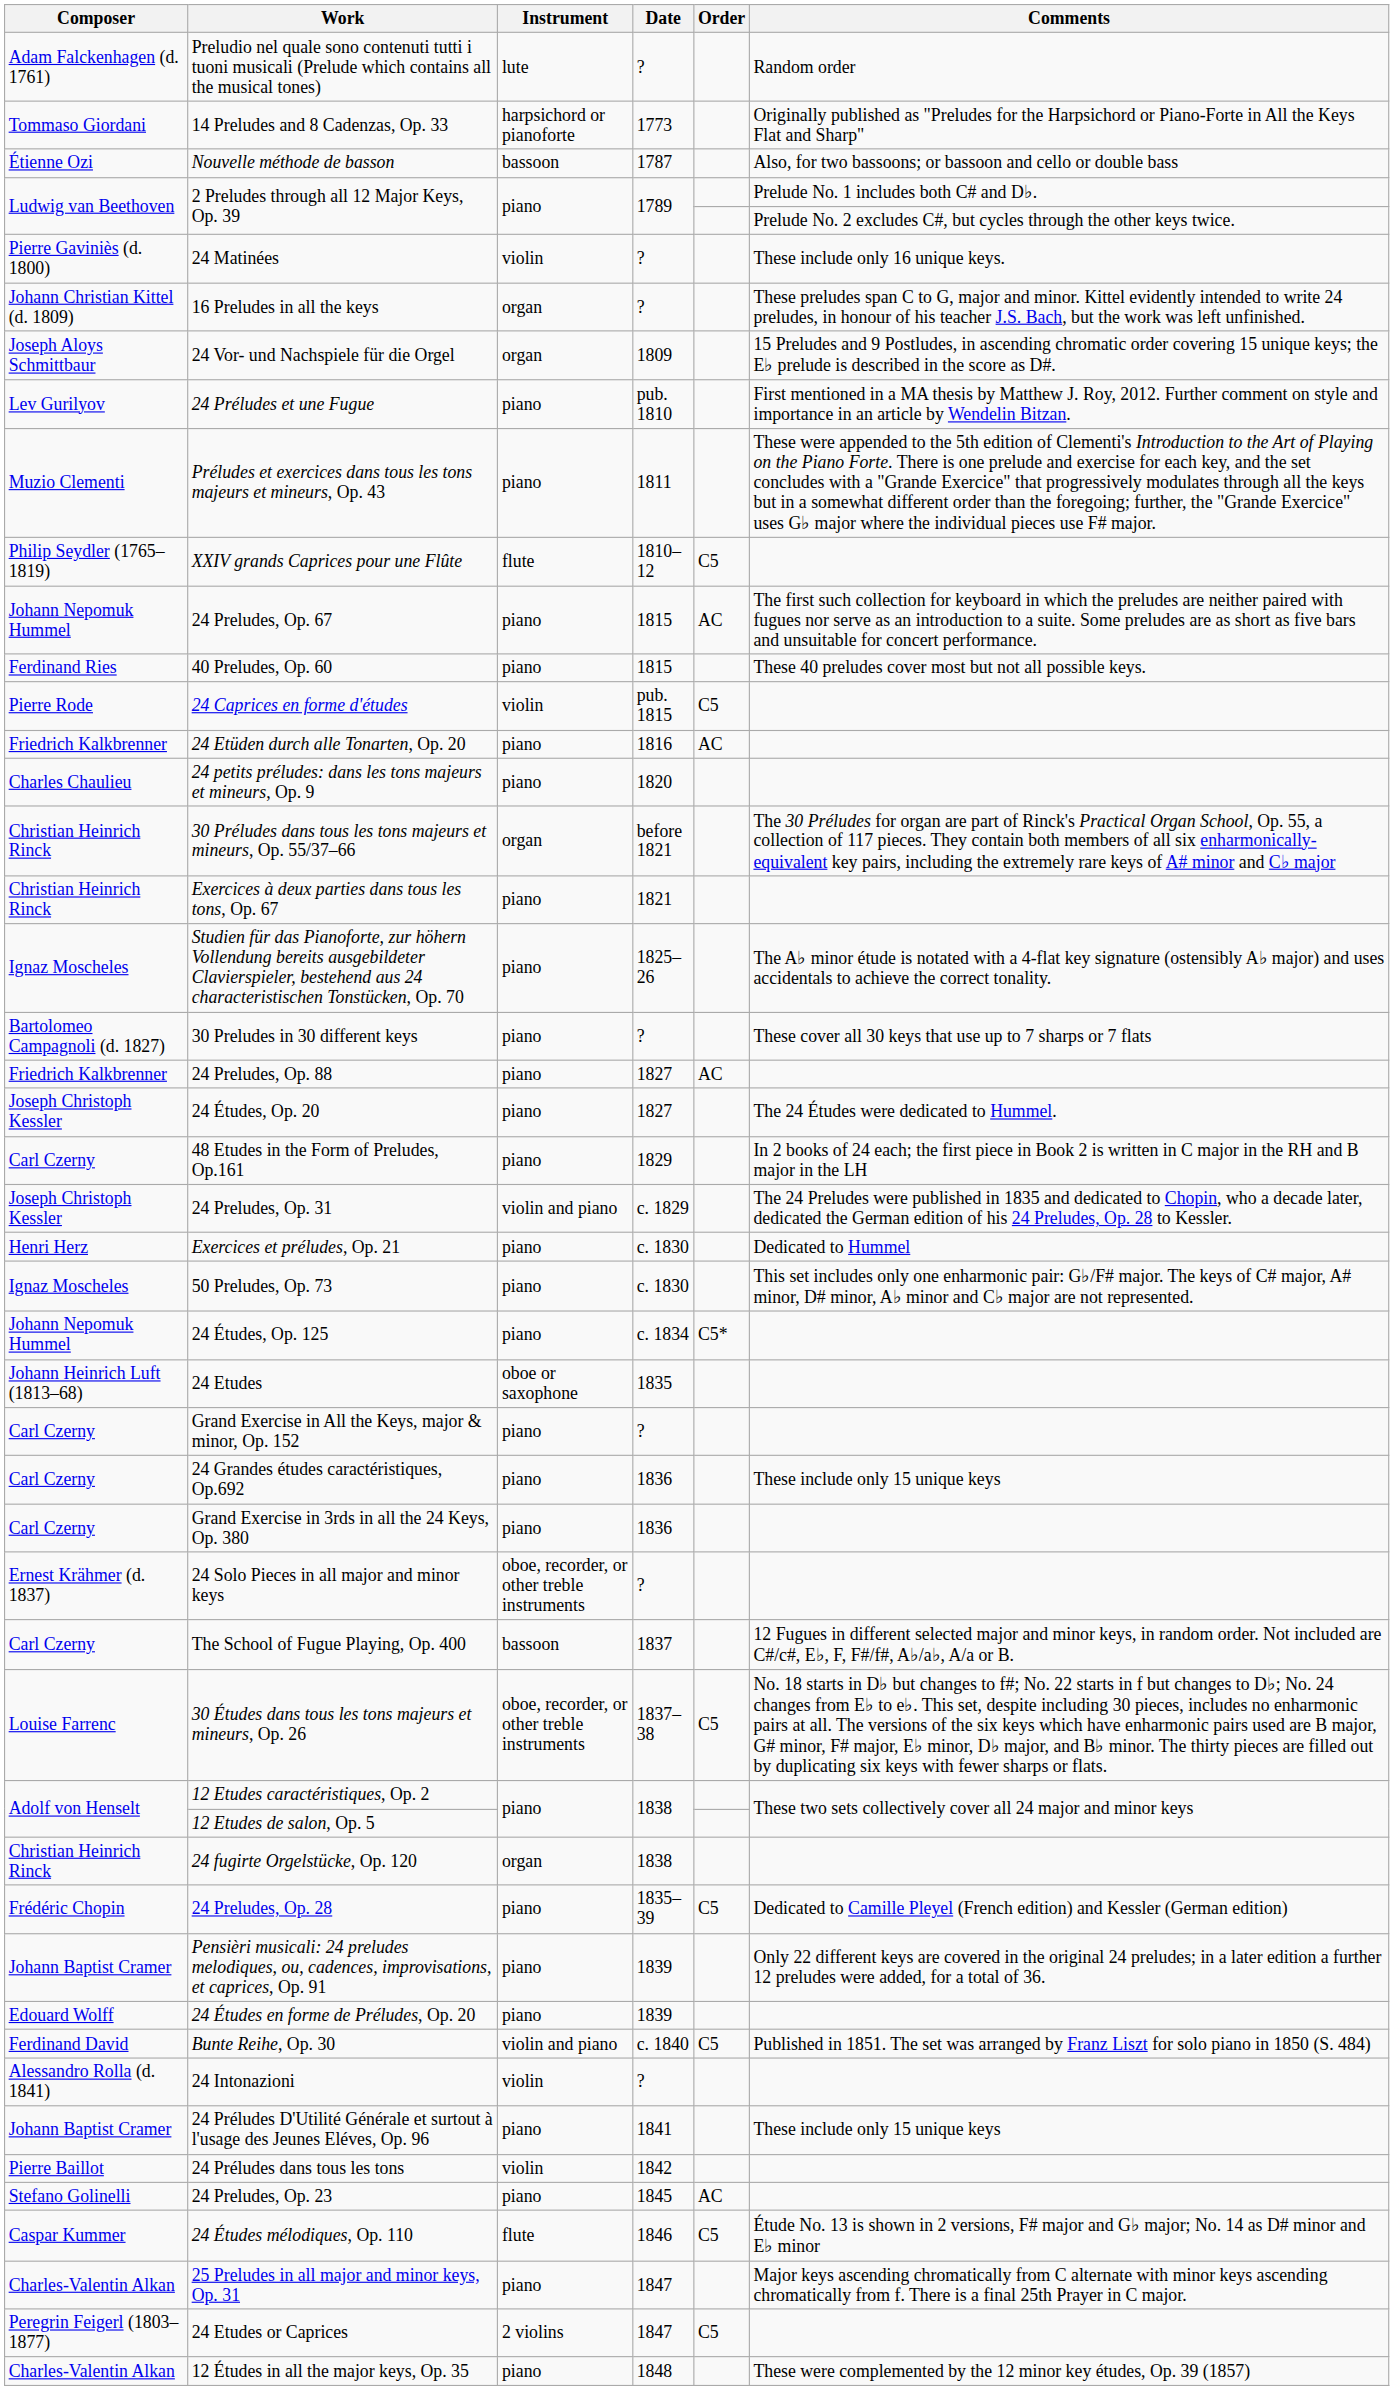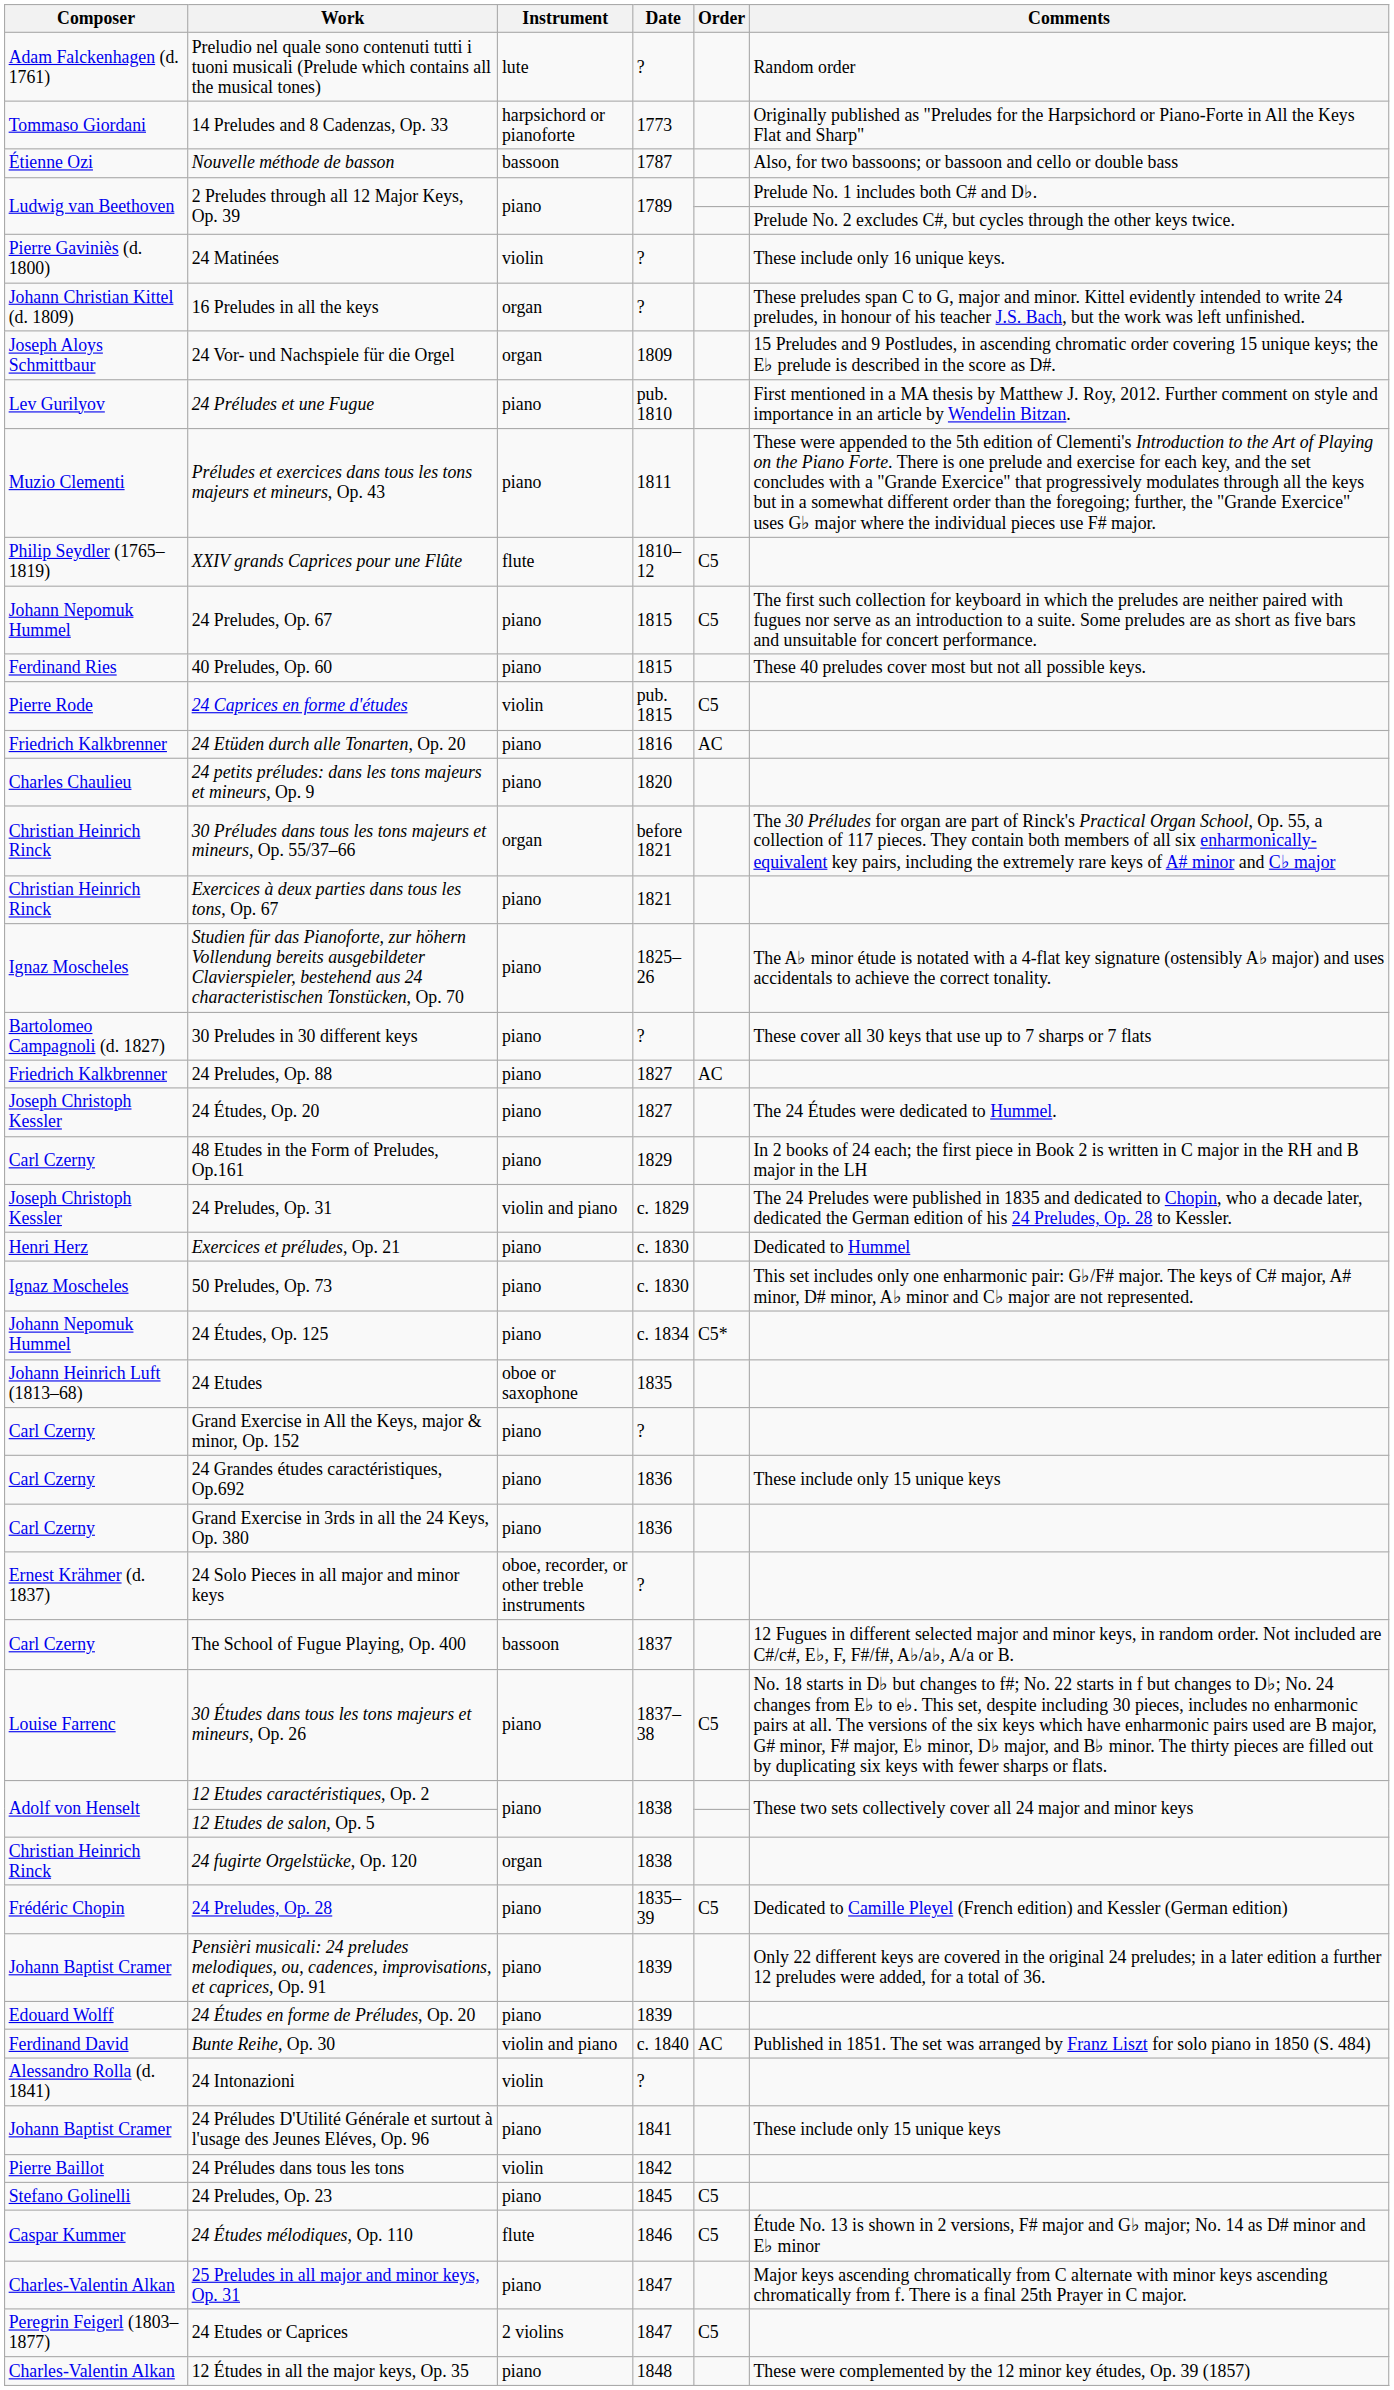(710, 619) AC -> (708, 619) C5
(565, 1724) oboe, recorder, or other treble instruments -> (522, 1724) piano
(708, 2043) C5 -> (710, 2043) AC
(710, 2196) AC -> (708, 2196) C5
